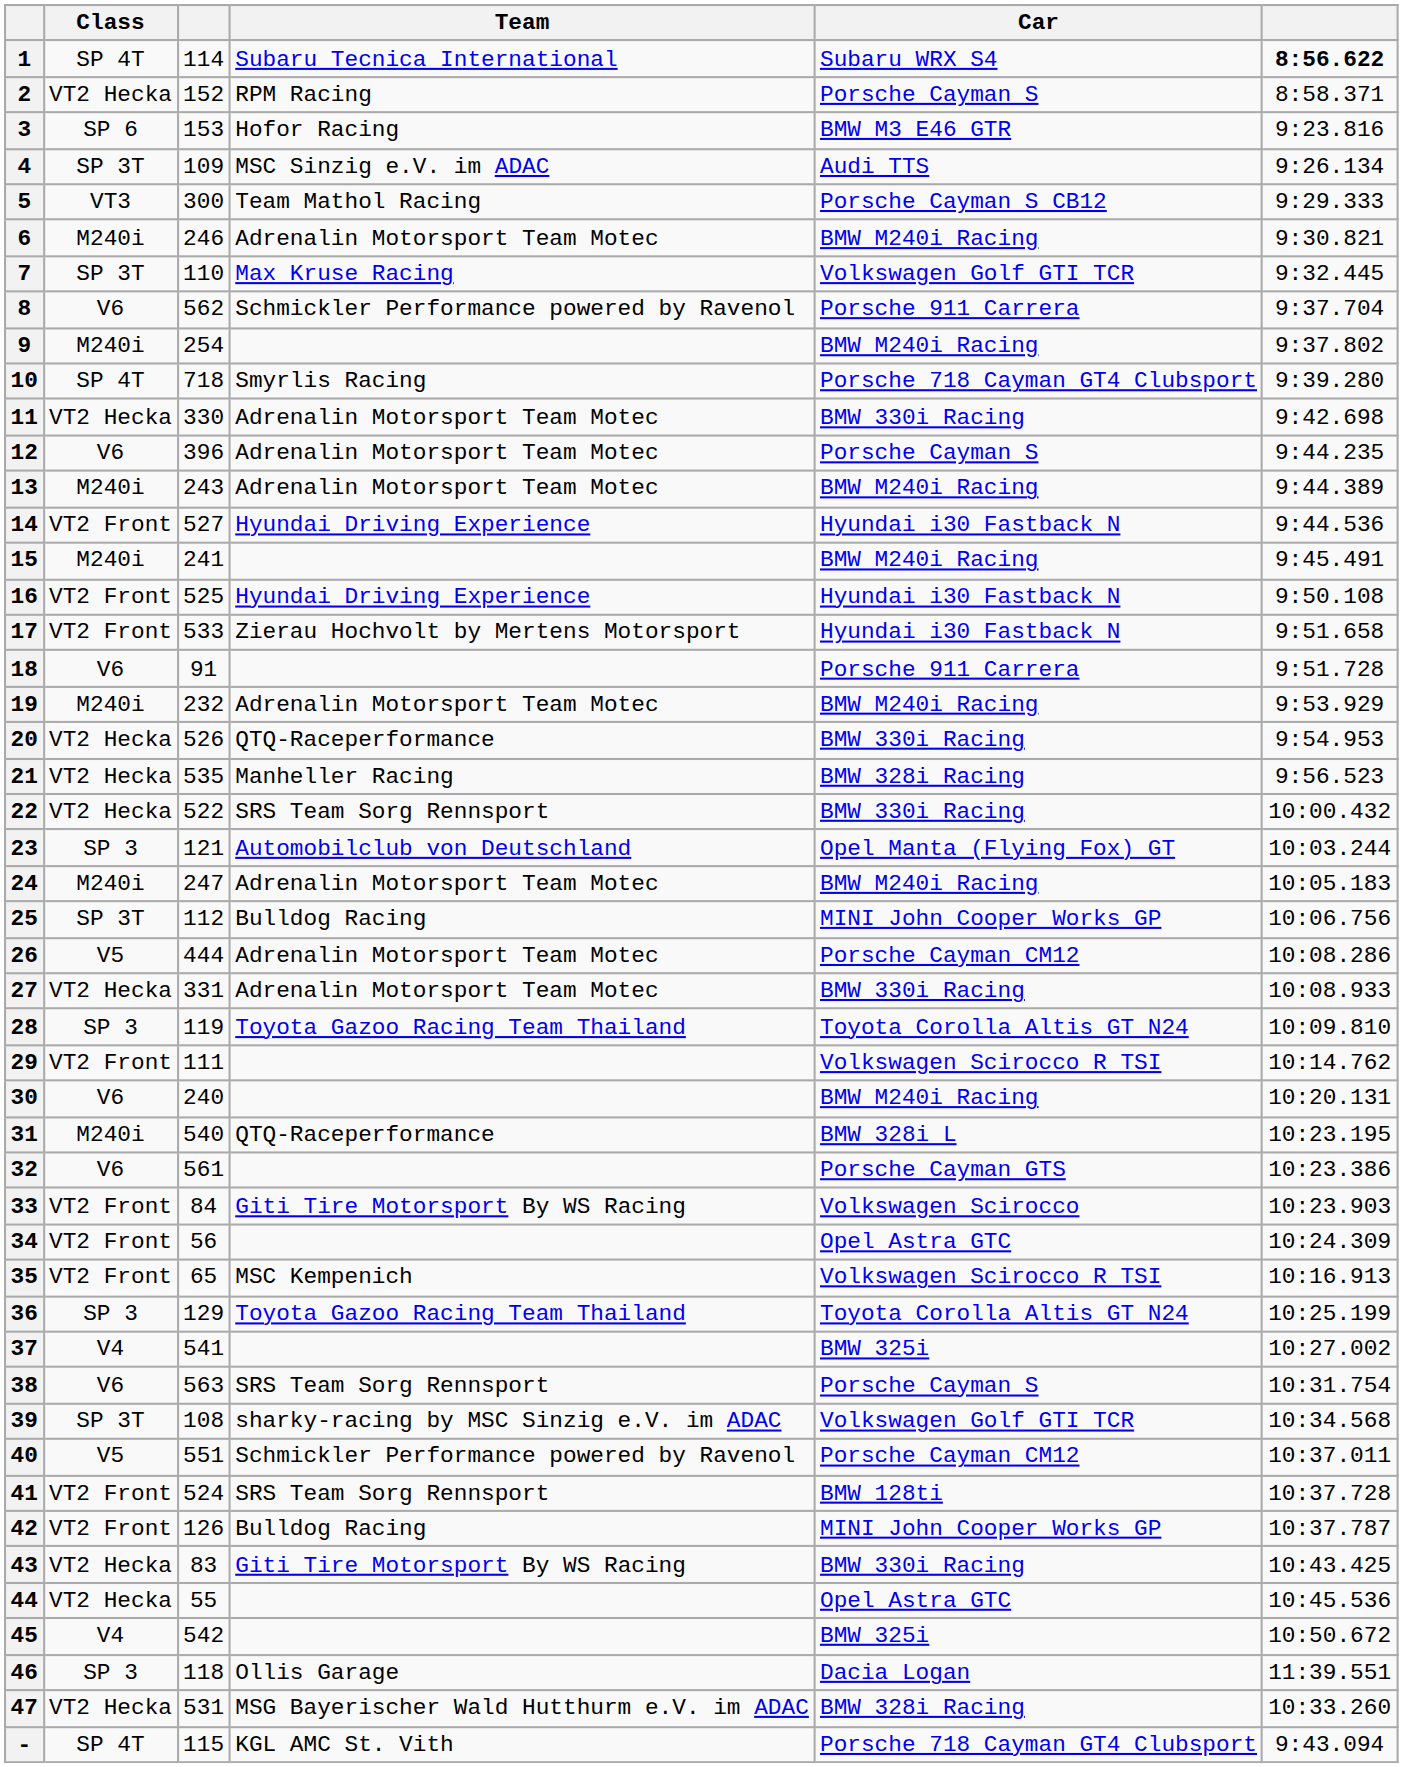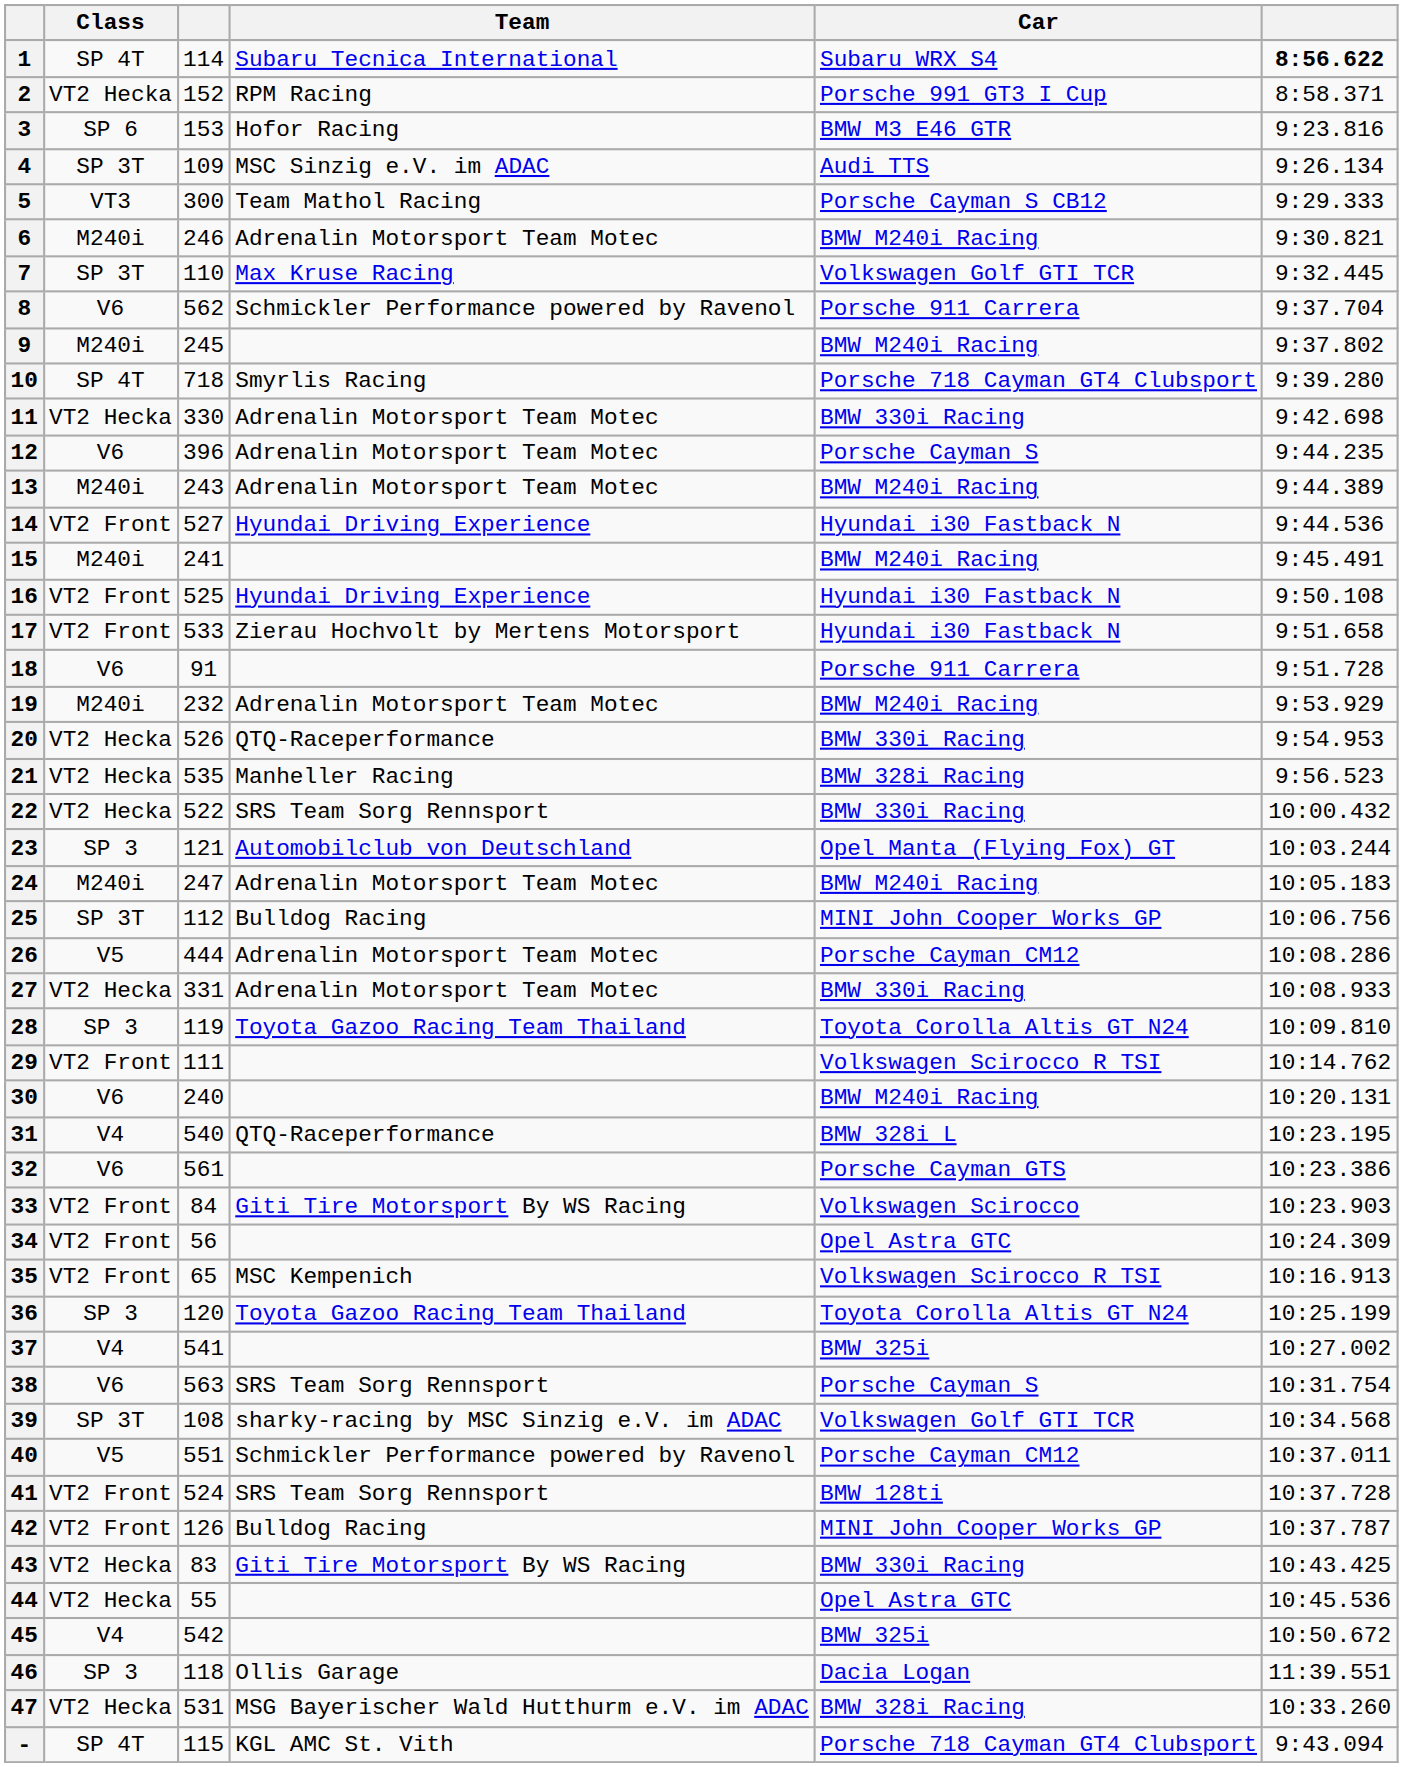(929, 95) Porsche Cayman S -> (963, 95) Porsche 991 GT3 I Cup
(204, 346) 254 -> (204, 346) 245
(111, 1135) M240i -> (111, 1135) V4
(204, 1314) 129 -> (204, 1314) 120
